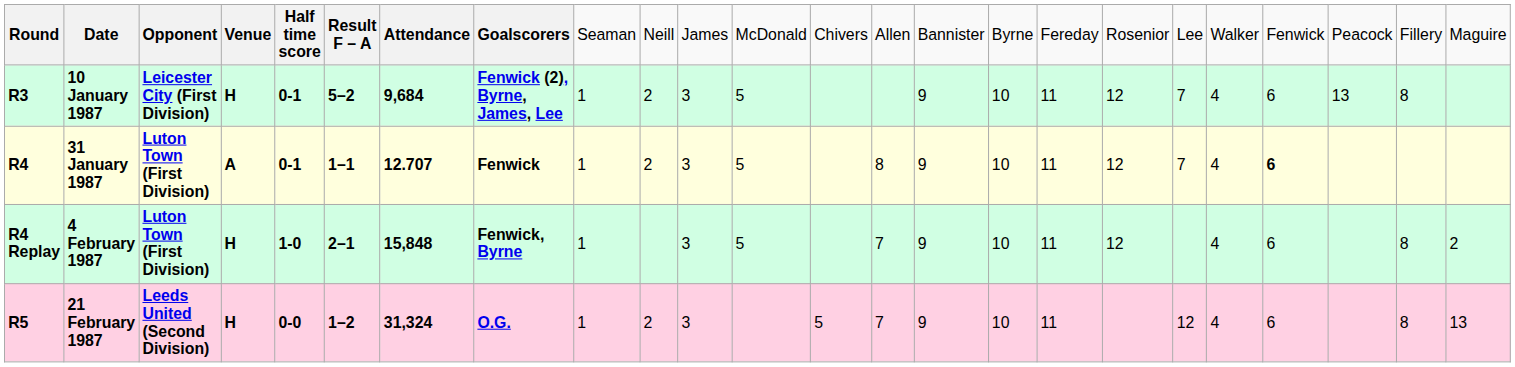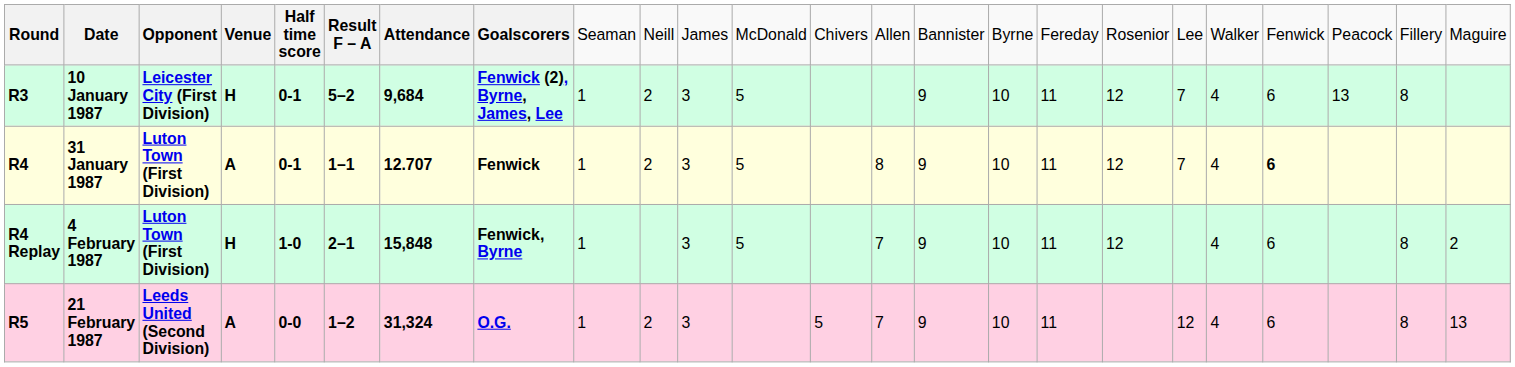(230, 322) H -> (230, 322) A
